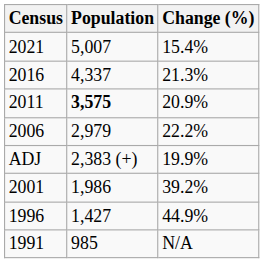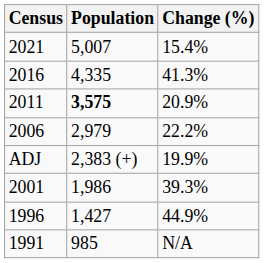(91, 74) 4,337 -> (91, 74) 4,335
(185, 74) 21.3% -> (185, 74) 41.3%
(185, 187) 39.2% -> (185, 187) 39.3%
